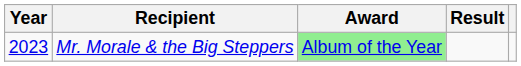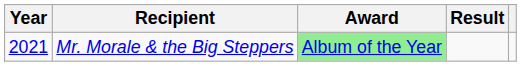(28, 46) 2023 -> (28, 46) 2021
